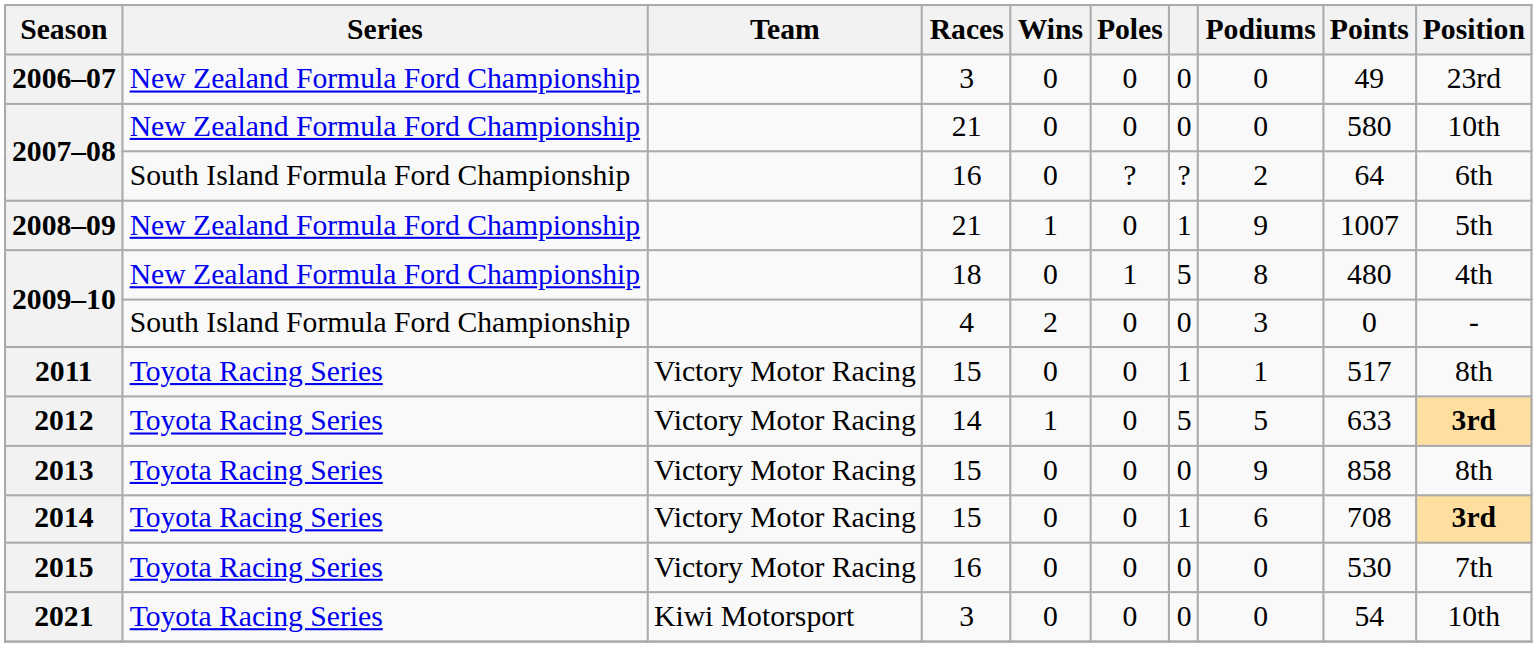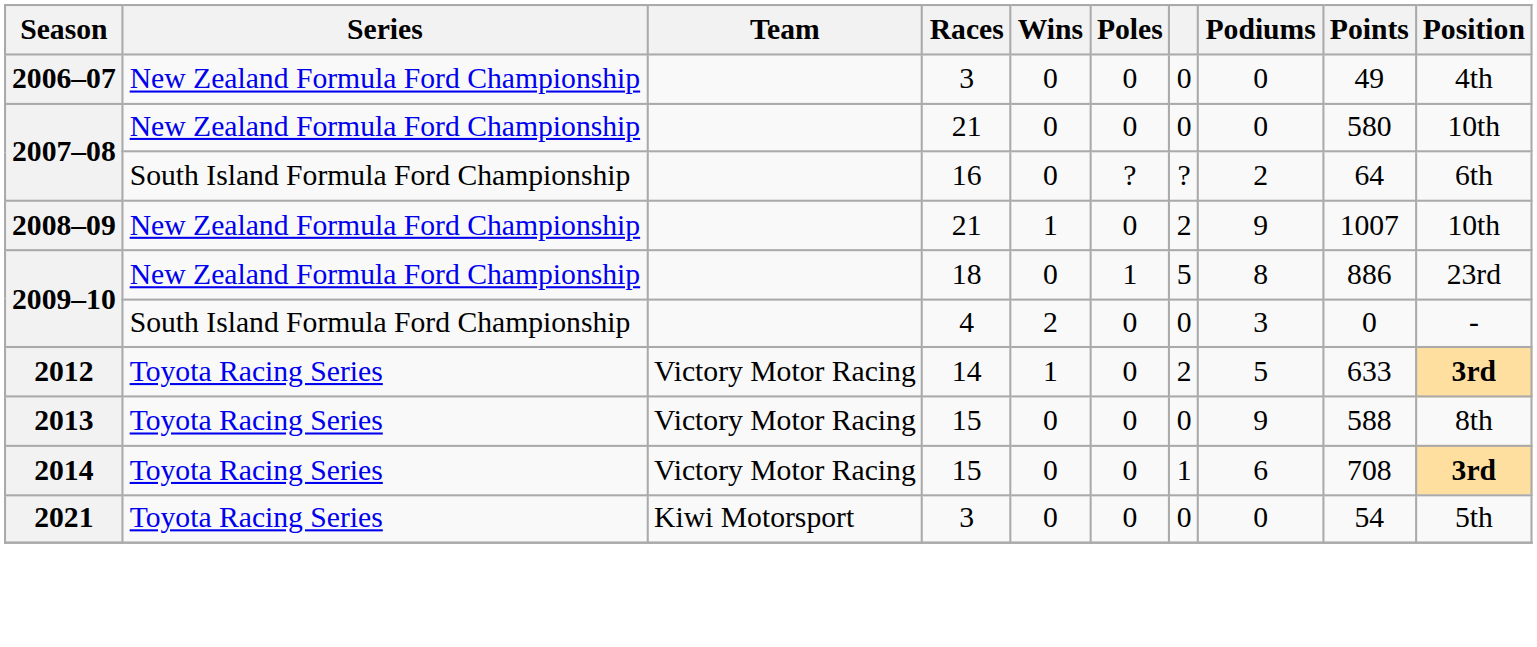(1474, 78) 23rd -> (1474, 78) 4th
(1184, 225) 1 -> (1184, 225) 2
(1474, 225) 5th -> (1474, 225) 10th
(1369, 273) 480 -> (1369, 273) 886
(1474, 273) 4th -> (1474, 273) 23rd
- row: (64, 371)
(1184, 420) 5 -> (1184, 371) 2
(1369, 469) 858 -> (1369, 420) 588
- row: (64, 567)
(1474, 616) 10th -> (1474, 518) 5th
